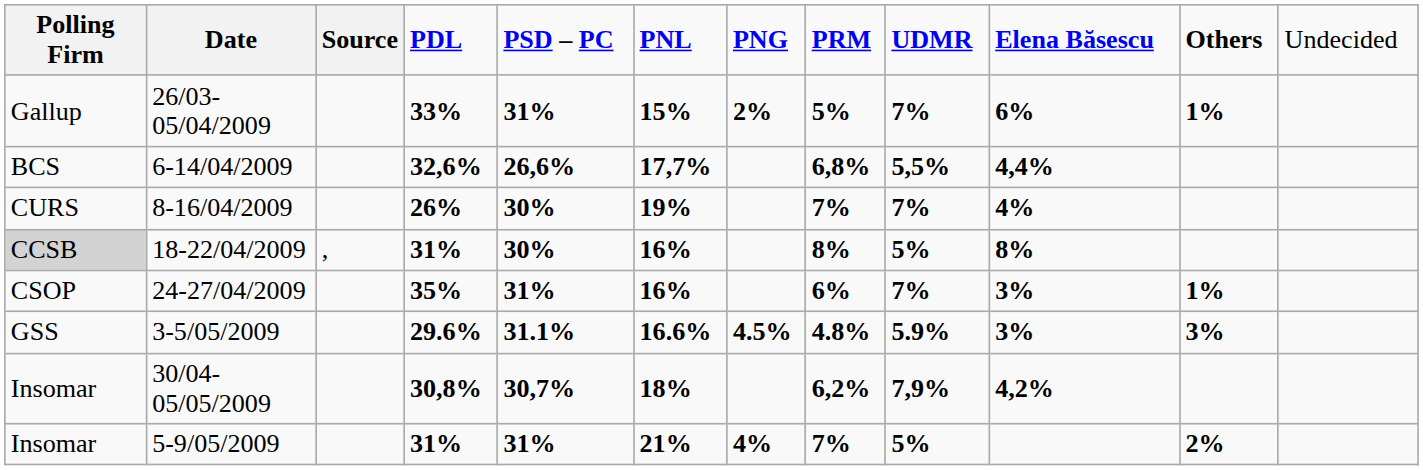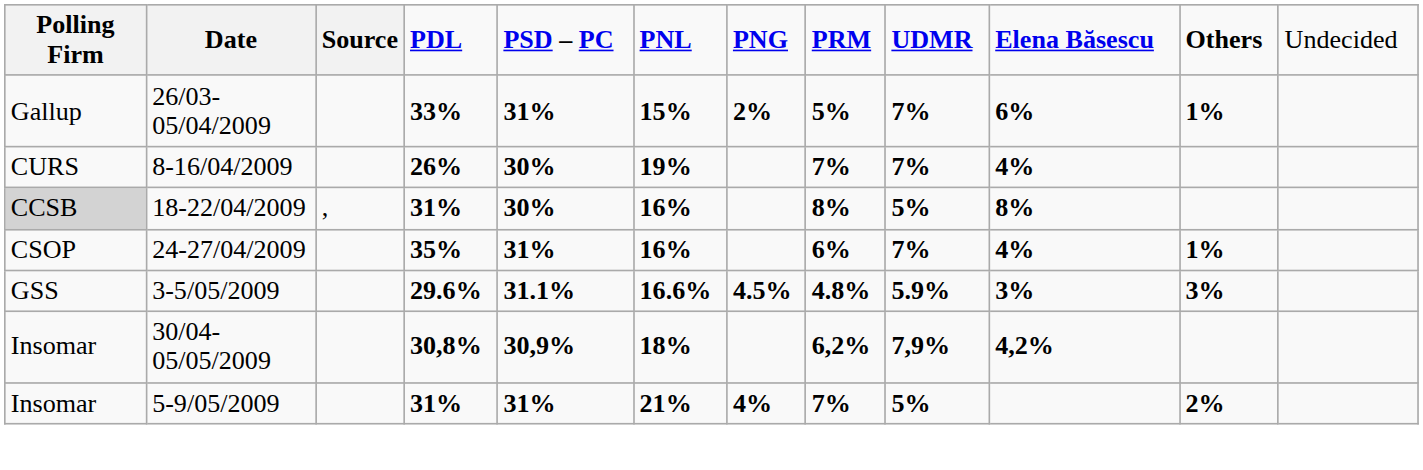- row: (222, 166)
(1015, 290) 3% -> (1015, 249) 4%
(539, 388) 30,7% -> (539, 346) 30,9%
